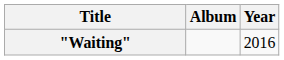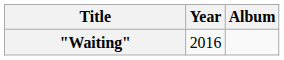columns swapped: (259, 17) <-> (213, 17)
